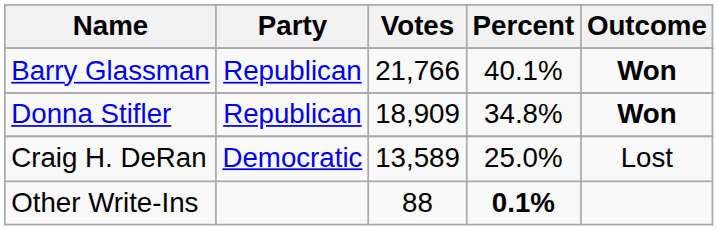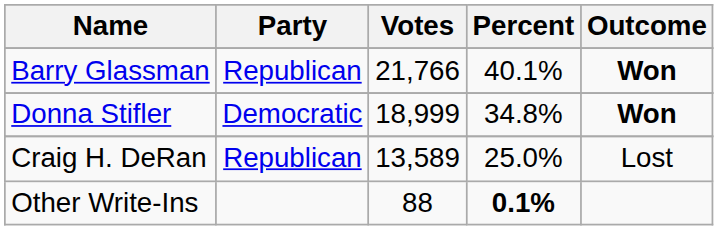(292, 114) Republican -> (292, 114) Democratic
(417, 114) 18,909 -> (417, 114) 18,999
(292, 158) Democratic -> (292, 158) Republican
